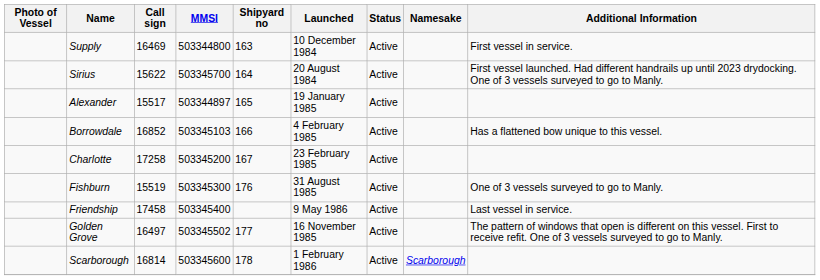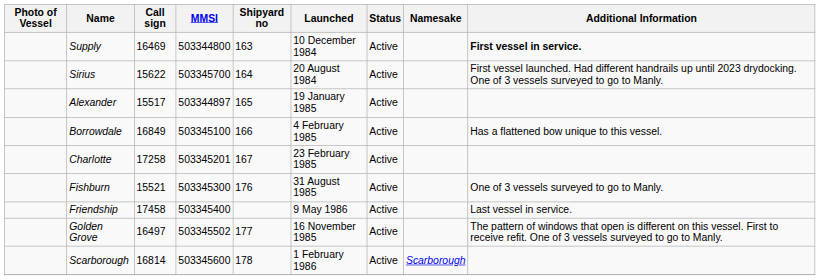(521, 46) normal -> (526, 46) bold
(151, 131) 16852 -> (151, 131) 16849
(204, 131) 503345103 -> (204, 131) 503345100
(204, 159) 503345200 -> (204, 159) 503345201
(151, 187) 15519 -> (151, 187) 15521
